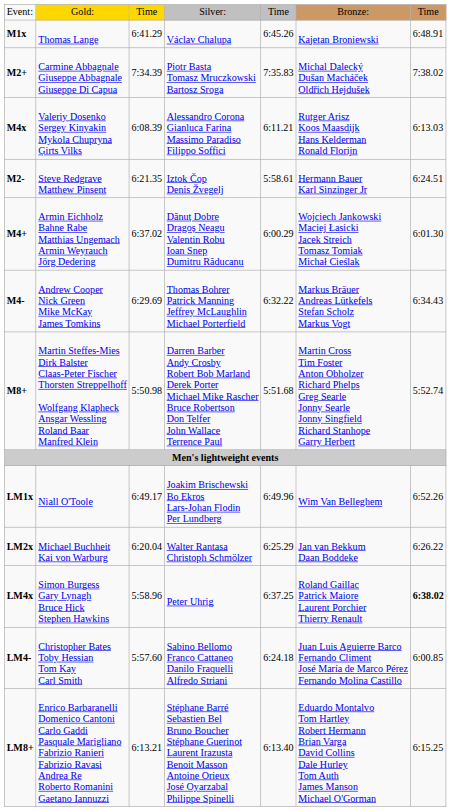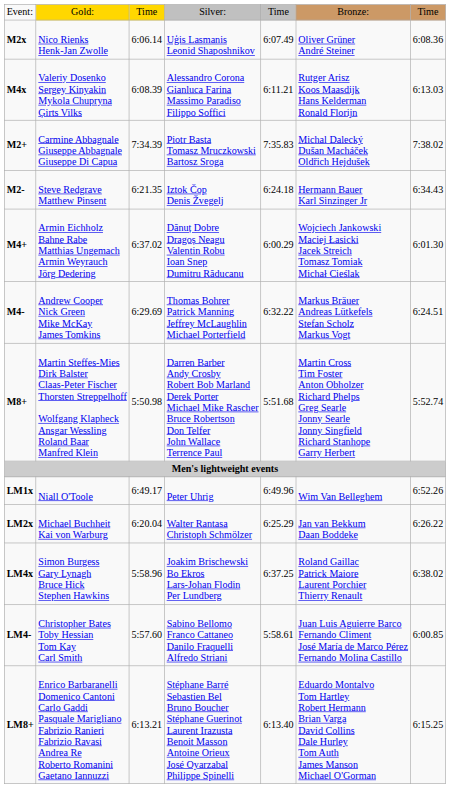- row: (16, 34)
+ row: (16, 39)
rows swapped: (16, 128) <-> (17, 72)
(278, 178) 5:58.61 -> (278, 189) 6:24.18
(428, 178) 6:24.51 -> (428, 189) 6:34.43
(428, 301) 6:34.43 -> (428, 312) 6:24.51
(207, 502) Joakim Brischewski Bo Ekros Lars-Johan Flodin Per Lundberg -> (190, 496) Peter Uhrig
(190, 602) Peter Uhrig -> (207, 579) Joakim Brischewski Bo Ekros Lars-Johan Flodin Per Lundberg
(428, 596) bold -> (428, 573) normal
(278, 657) 6:24.18 -> (278, 635) 5:58.61
